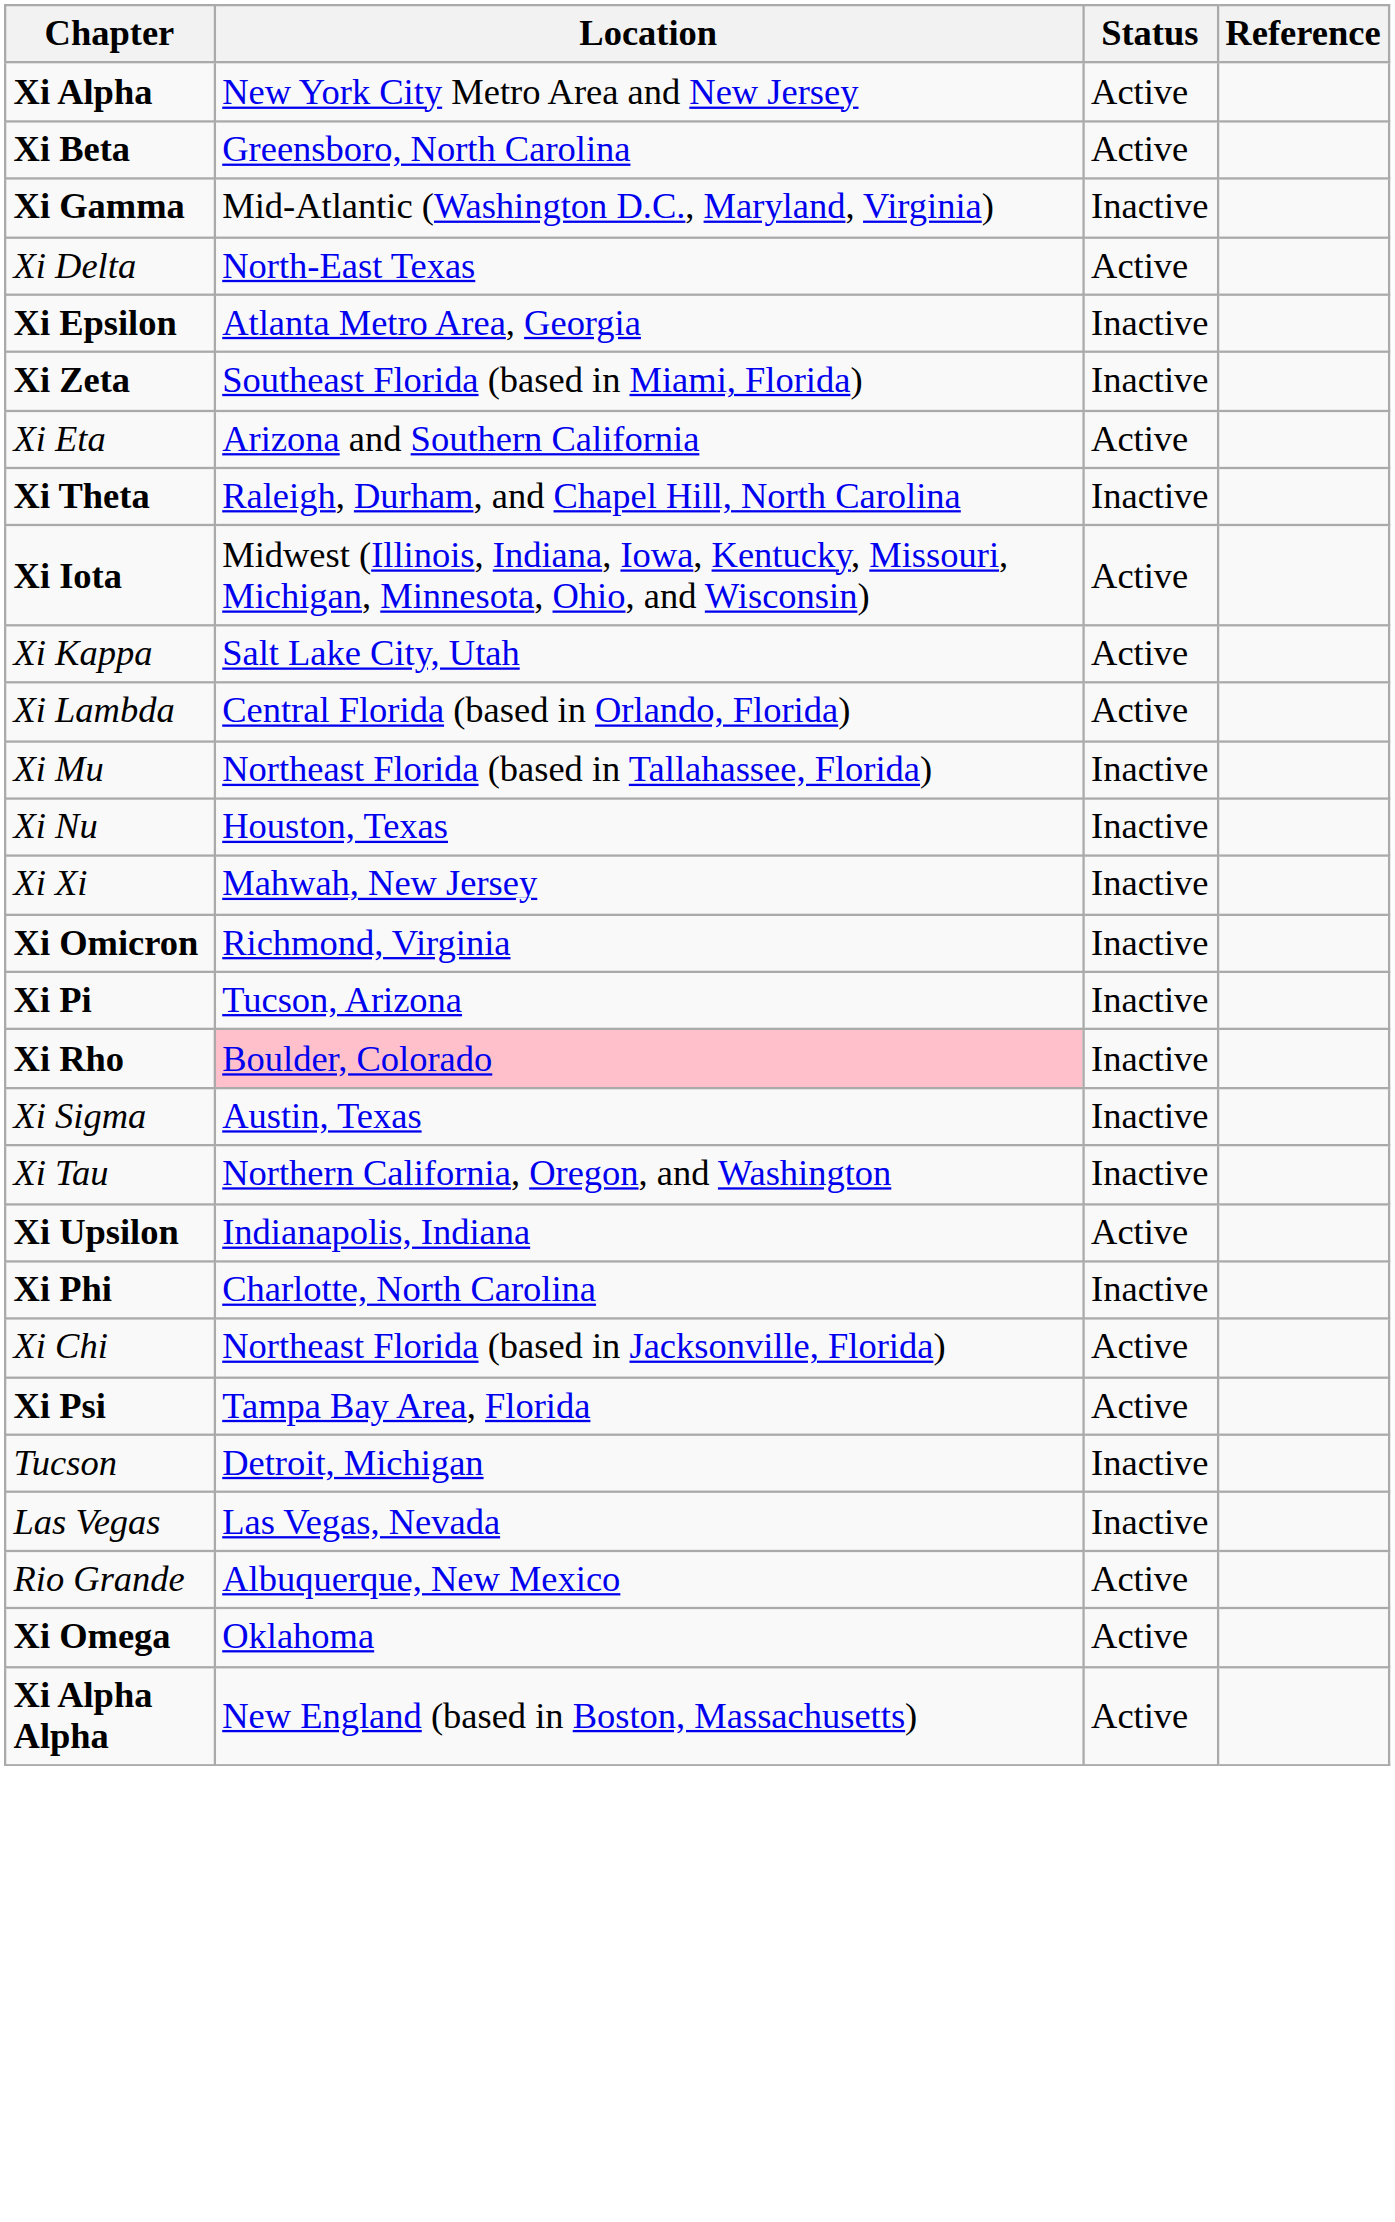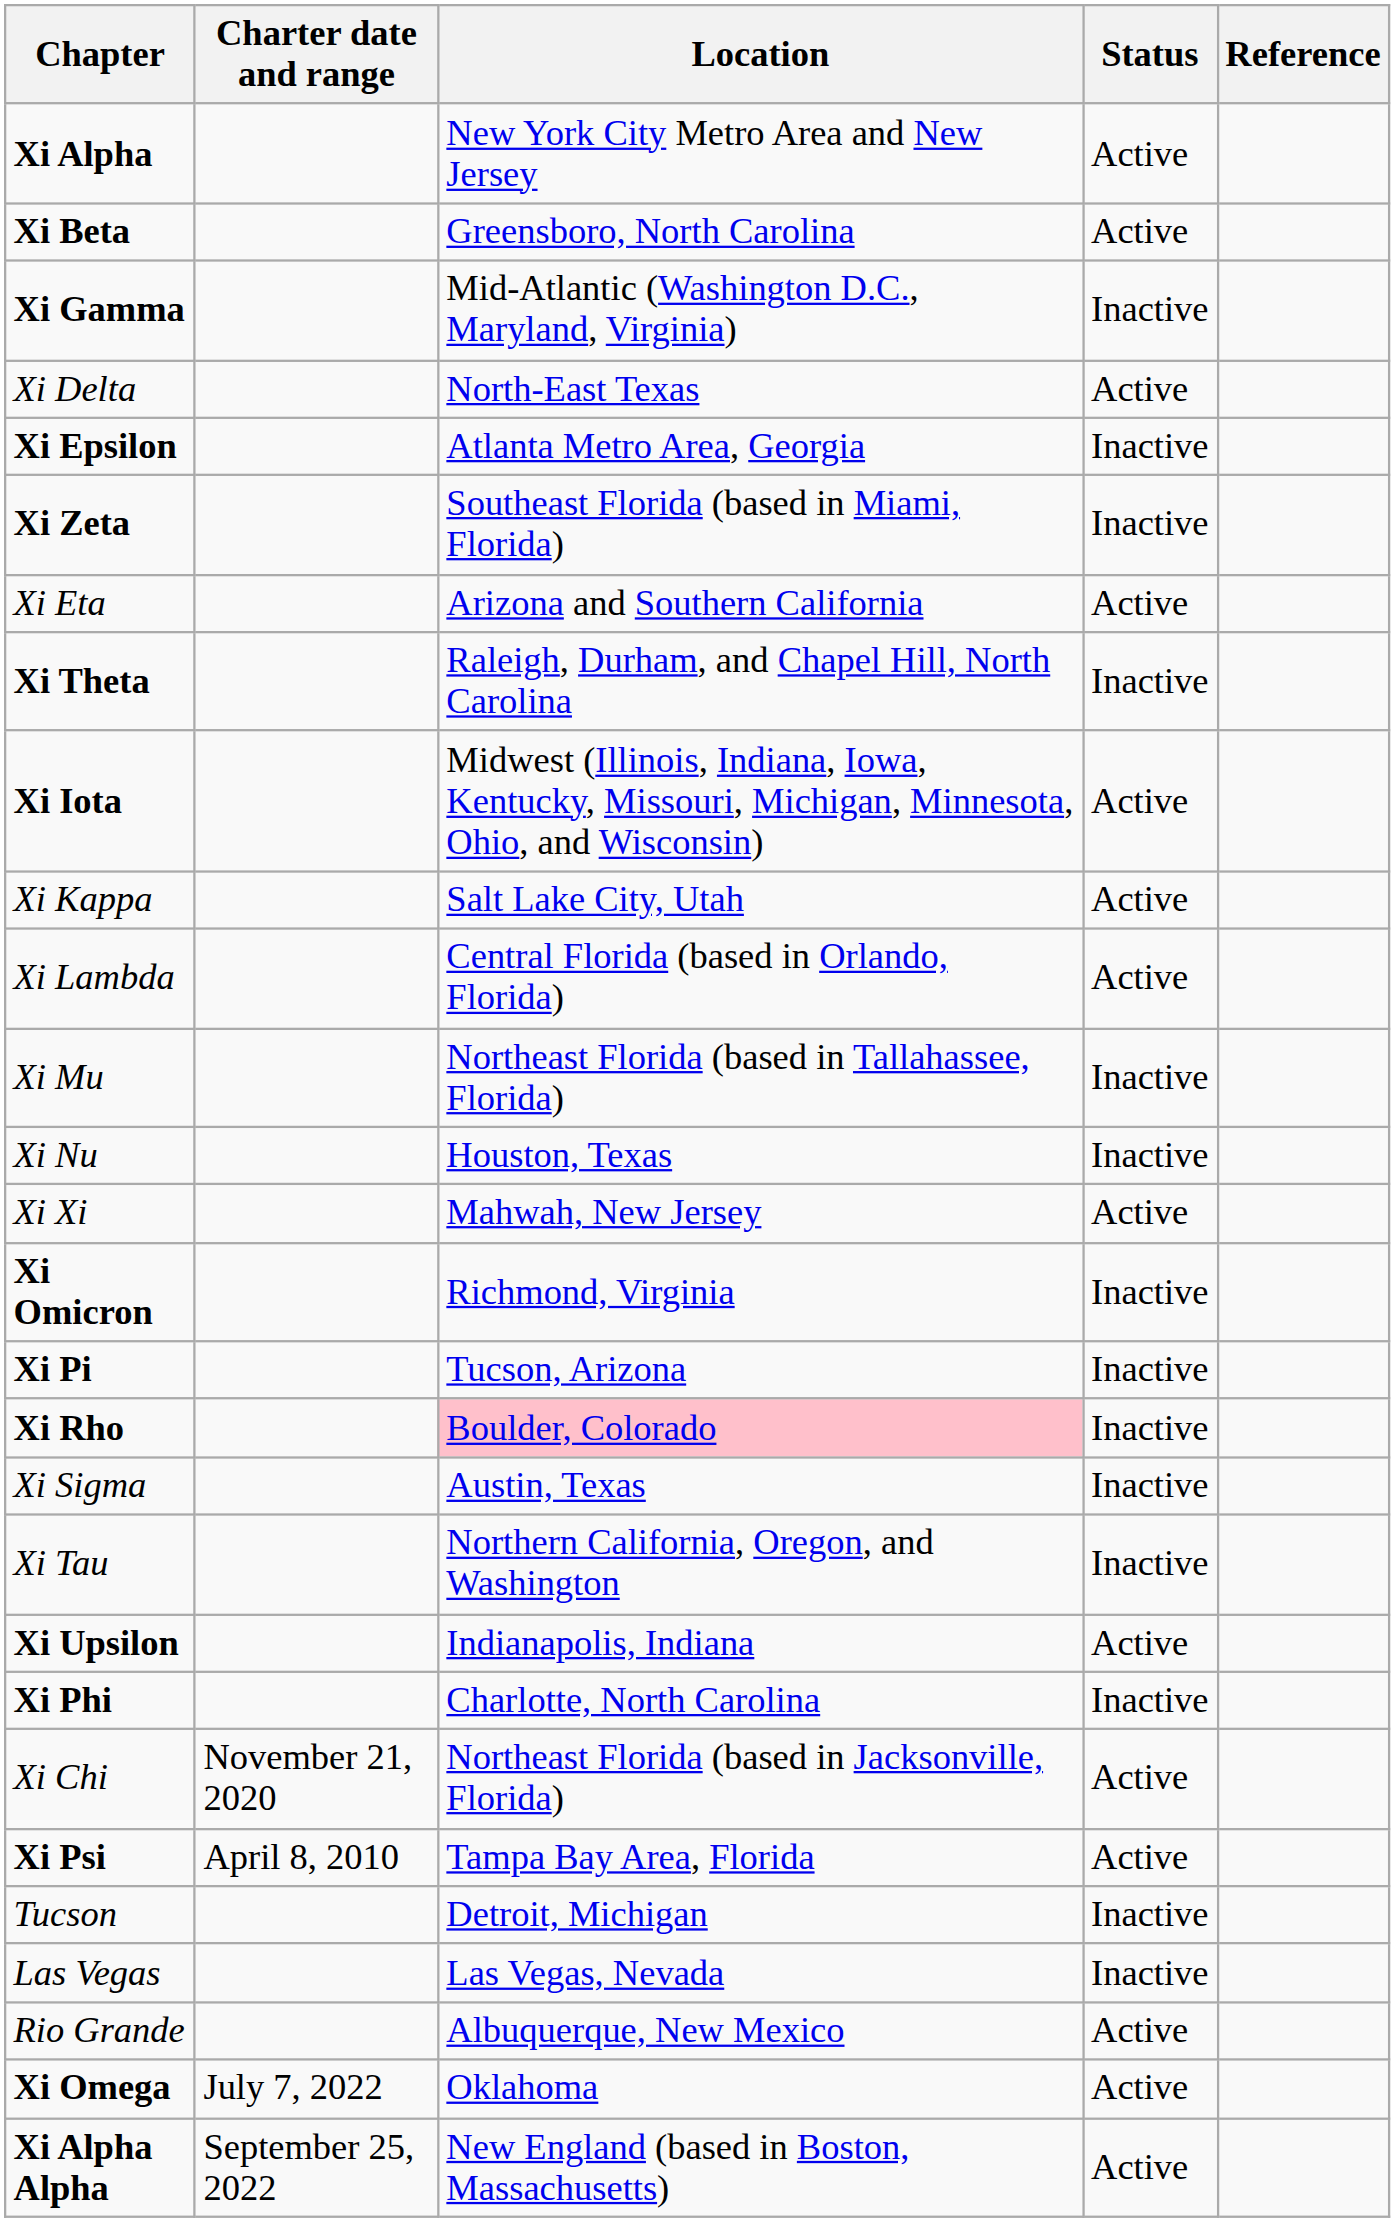+ column: (316, 53)
(1150, 884) Inactive -> (1140, 1212) Active
